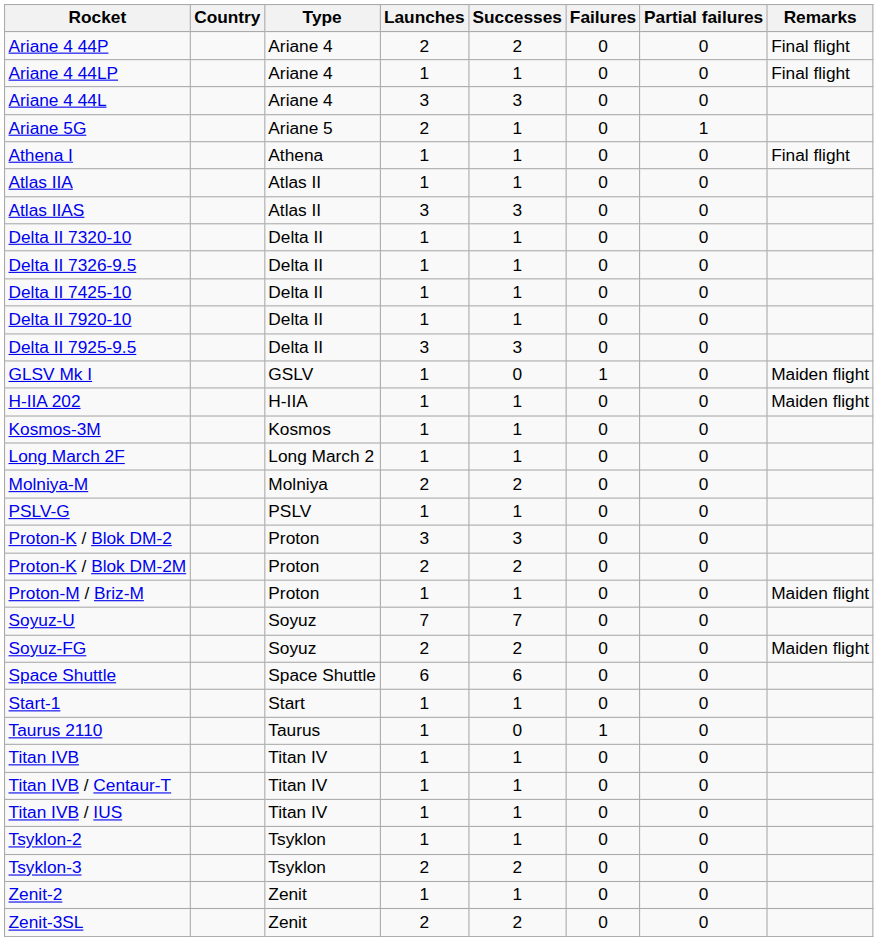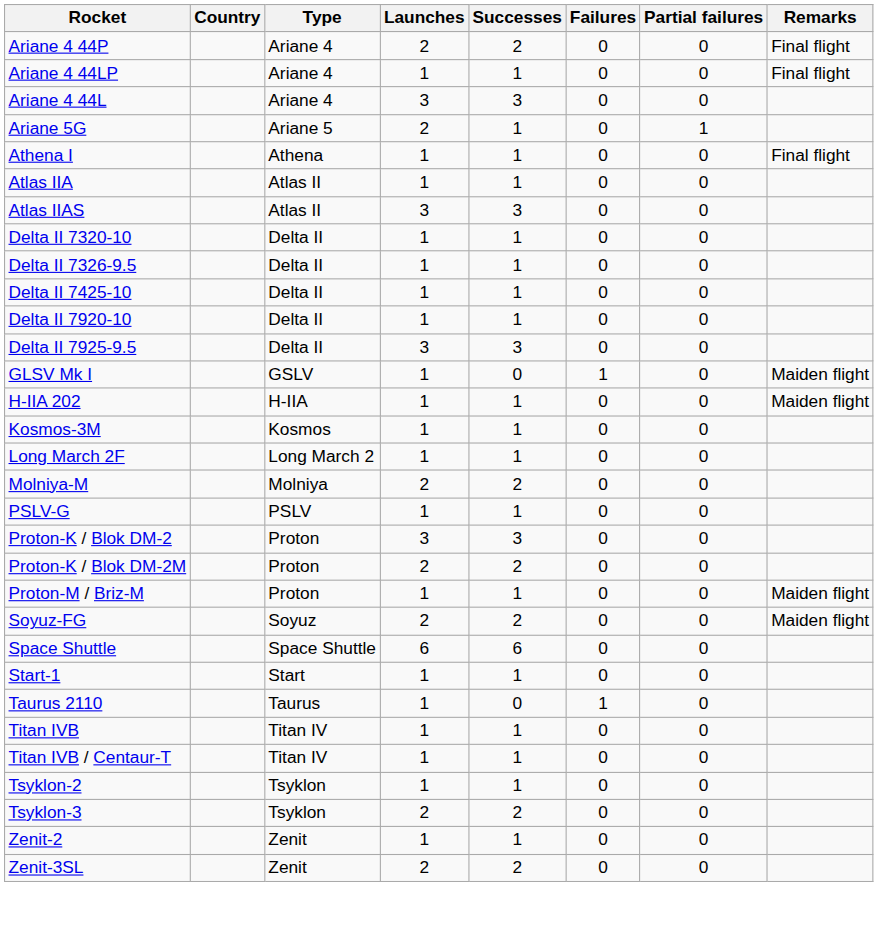- row: (42, 621)
- row: (65, 812)
